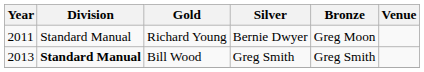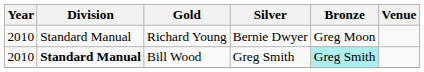(21, 36) 2011 -> (21, 36) 2010
(21, 57) 2013 -> (21, 57) 2010
(345, 57) no background -> (345, 57) paleturquoise background
